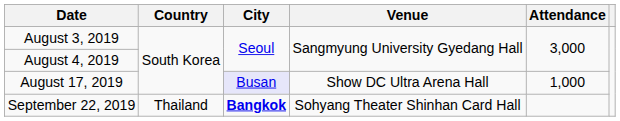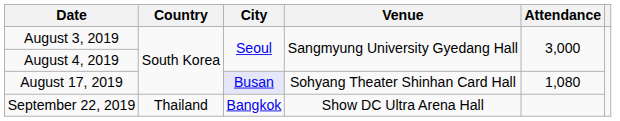(408, 82) Show DC Ultra Arena Hall -> (403, 82) Sohyang Theater Shinhan Card Hall
(567, 82) 1,000 -> (563, 82) 1,080
(256, 104) bold -> (254, 104) normal
(408, 104) Sohyang Theater Shinhan Card Hall -> (403, 104) Show DC Ultra Arena Hall
